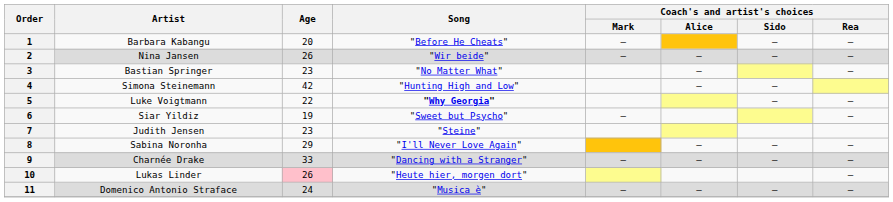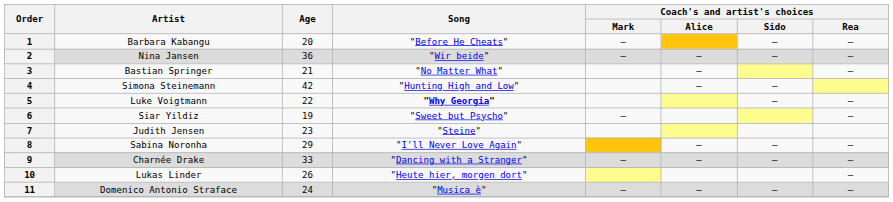(307, 56) 26 -> (307, 56) 36
(307, 71) 23 -> (307, 71) 21
(307, 175) pink background -> (307, 175) no background
